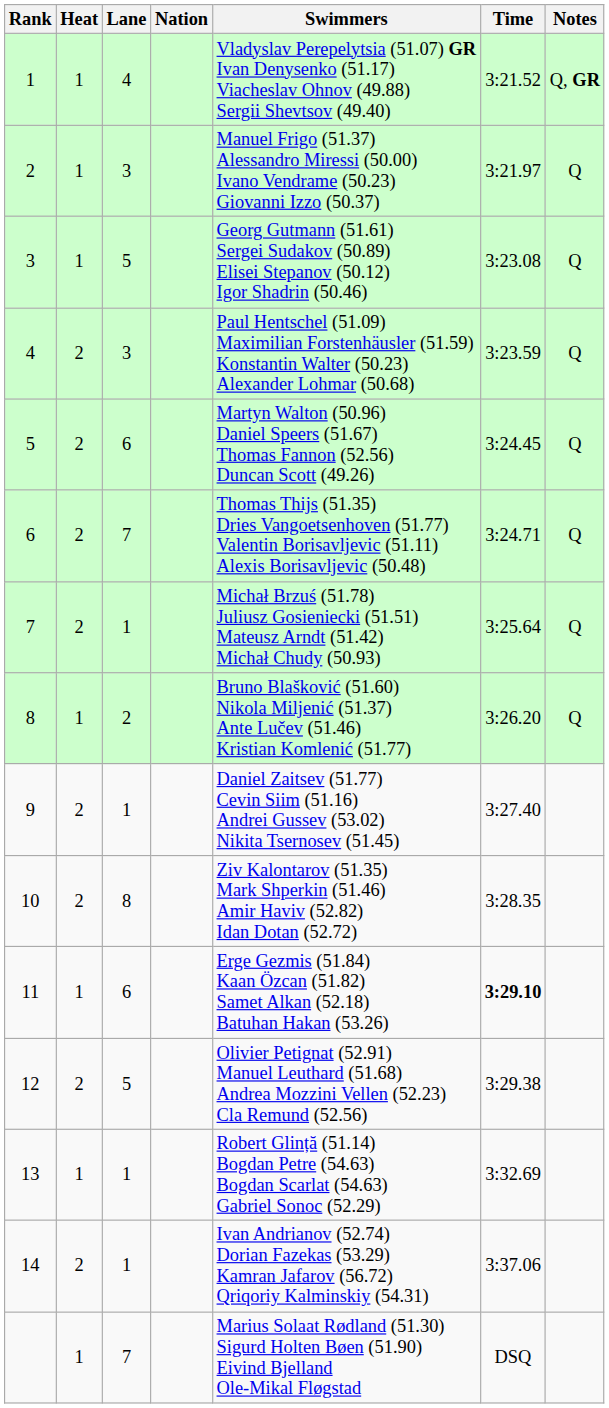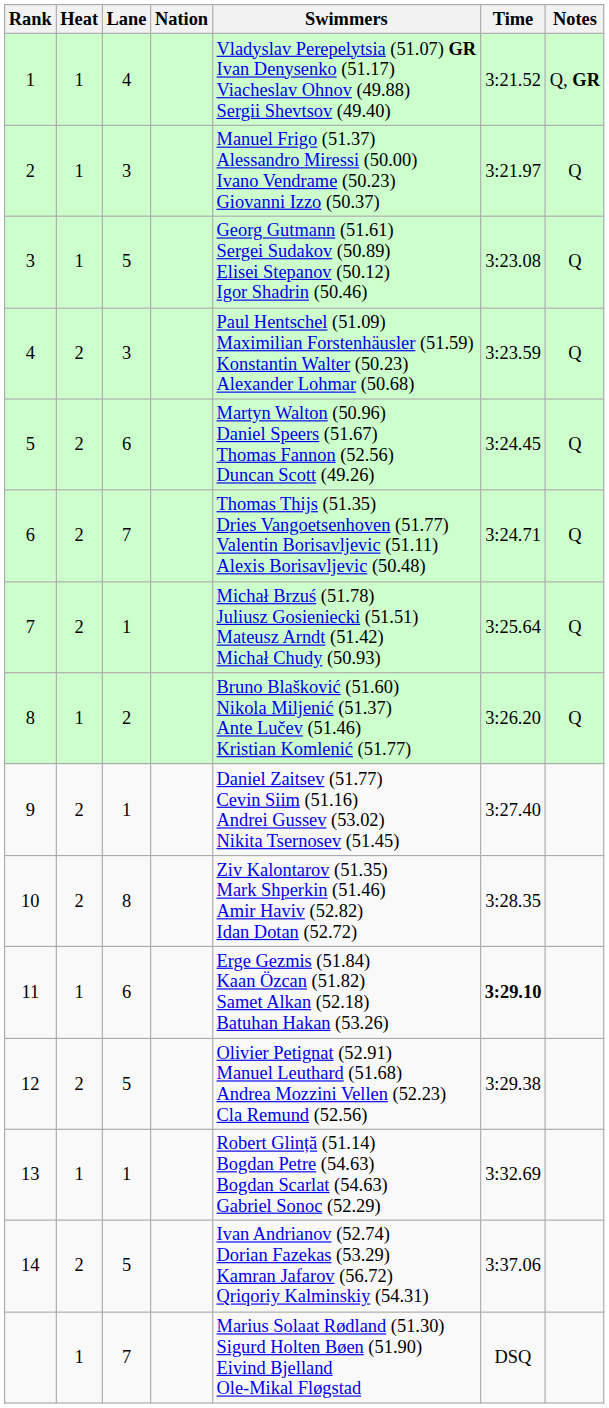(126, 1265) 1 -> (126, 1265) 5
